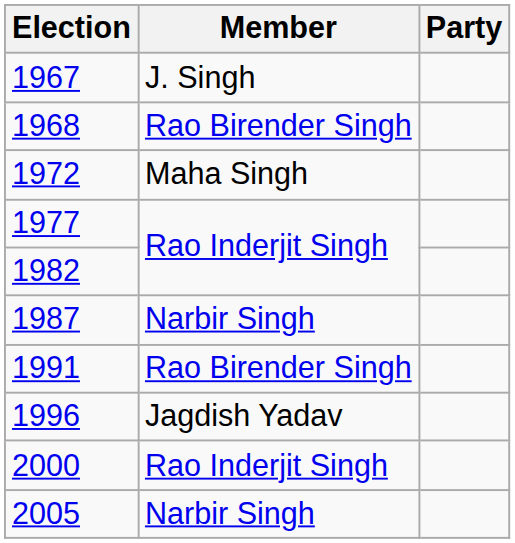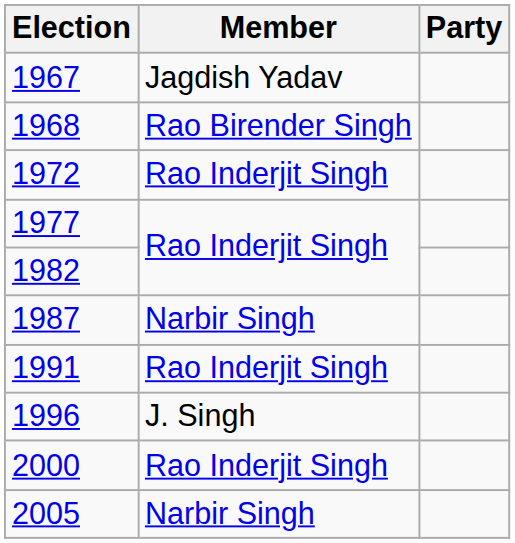(200, 77) J. Singh -> (244, 77) Jagdish Yadav
(227, 174) Maha Singh -> (266, 174) Rao Inderjit Singh
(278, 367) Rao Birender Singh -> (266, 367) Rao Inderjit Singh
(244, 416) Jagdish Yadav -> (200, 416) J. Singh
